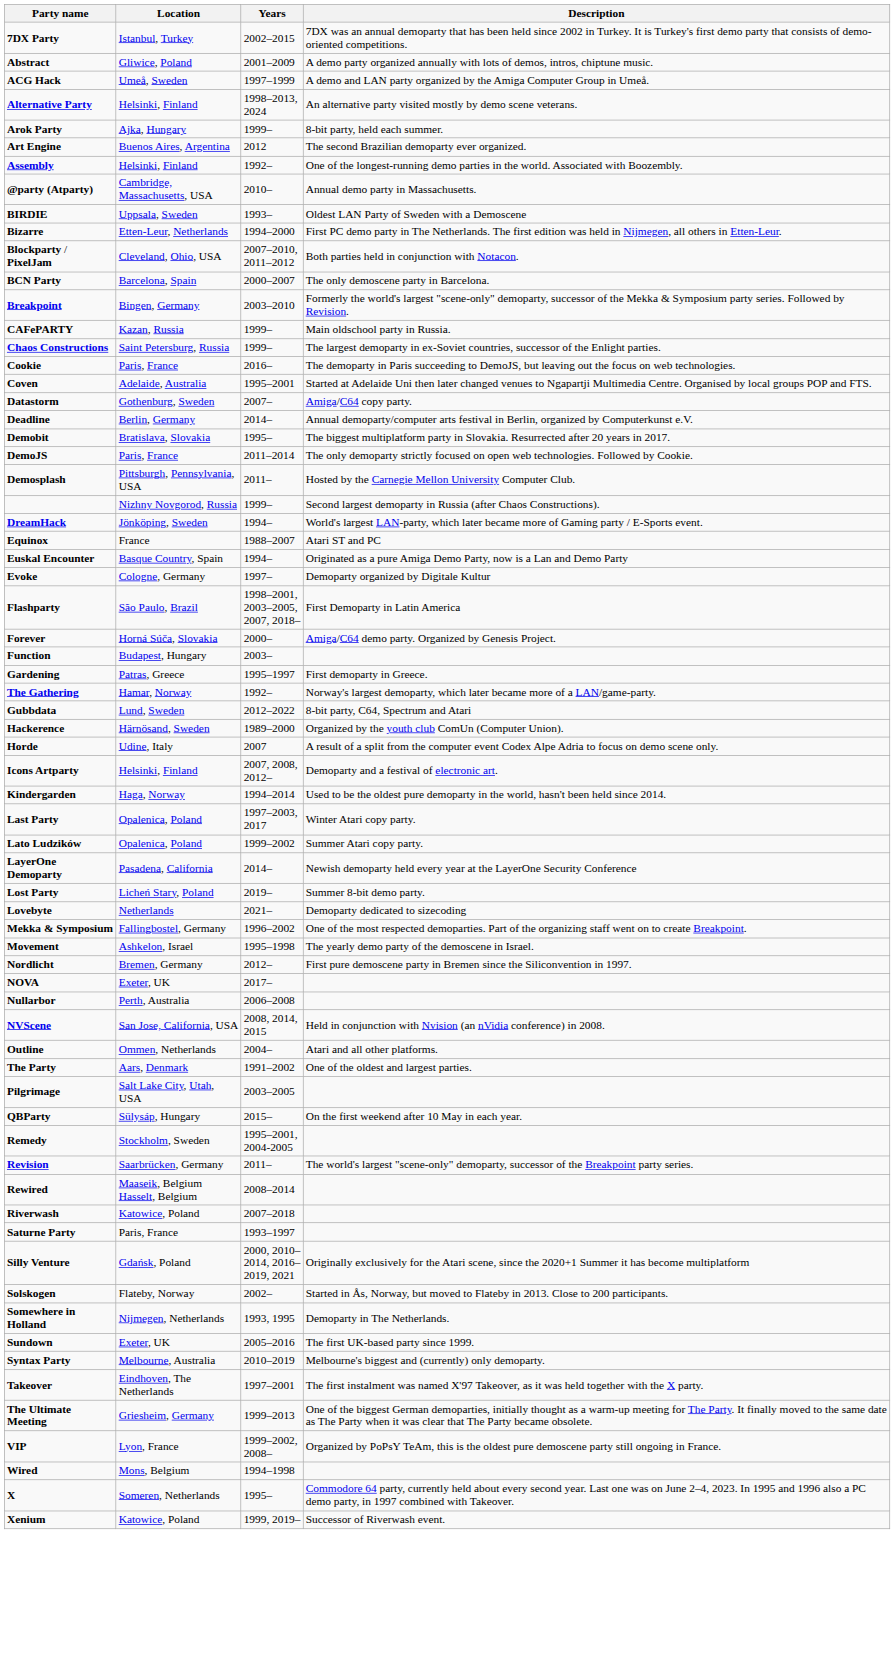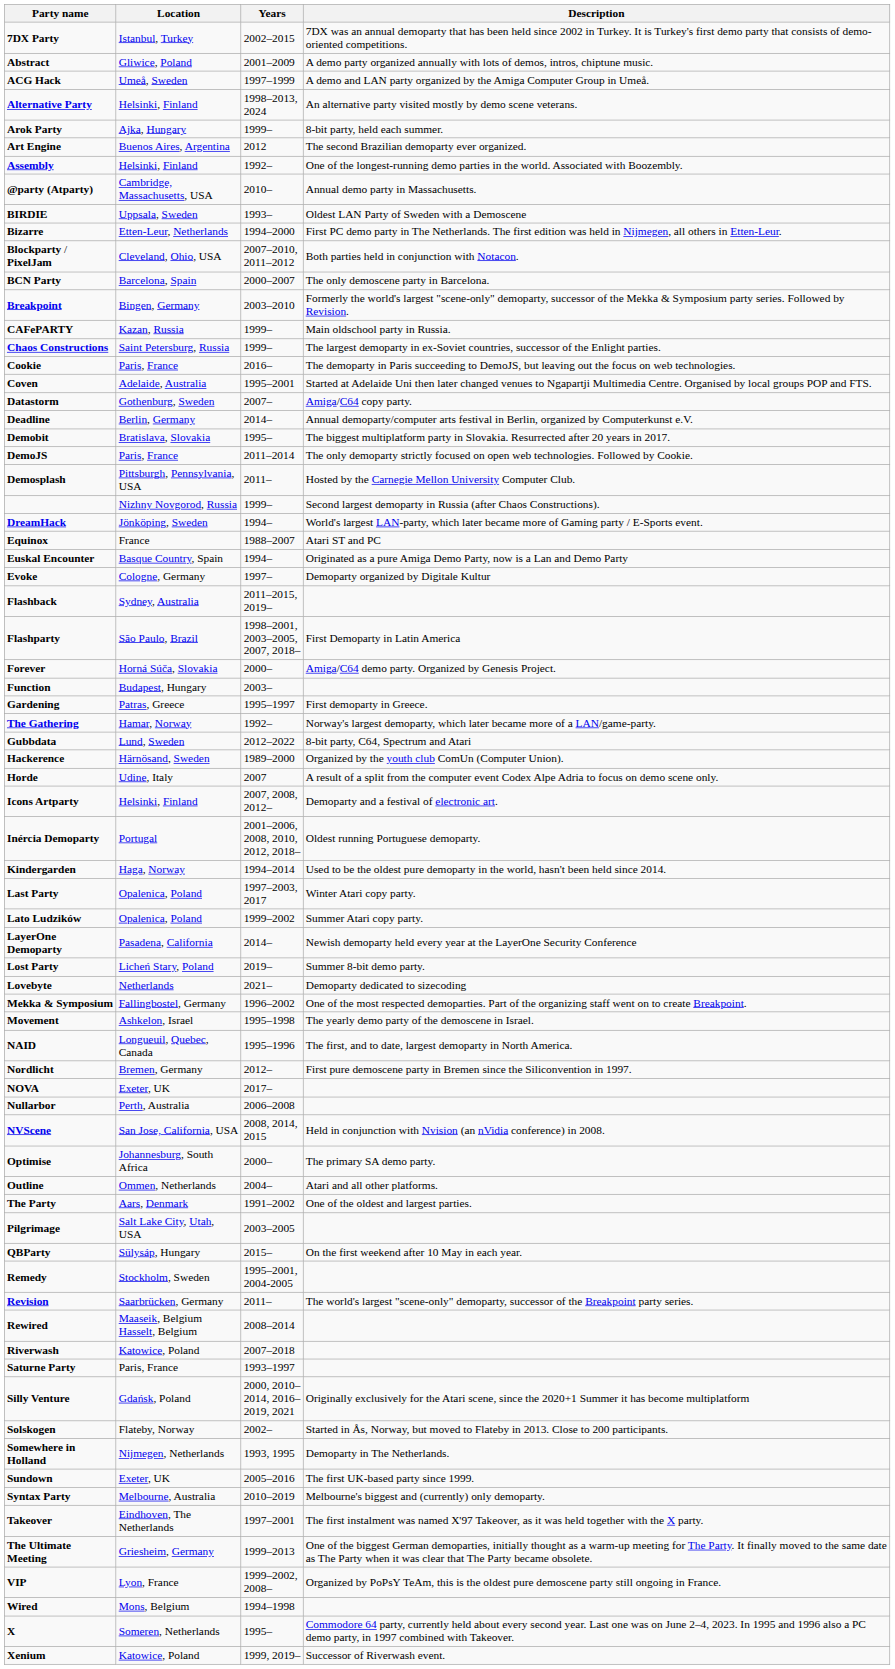+ row: (32, 601)
+ row: (53, 838)
+ row: (21, 1045)
+ row: (29, 1161)
